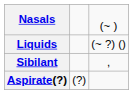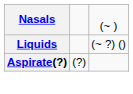- row: (37, 62)
